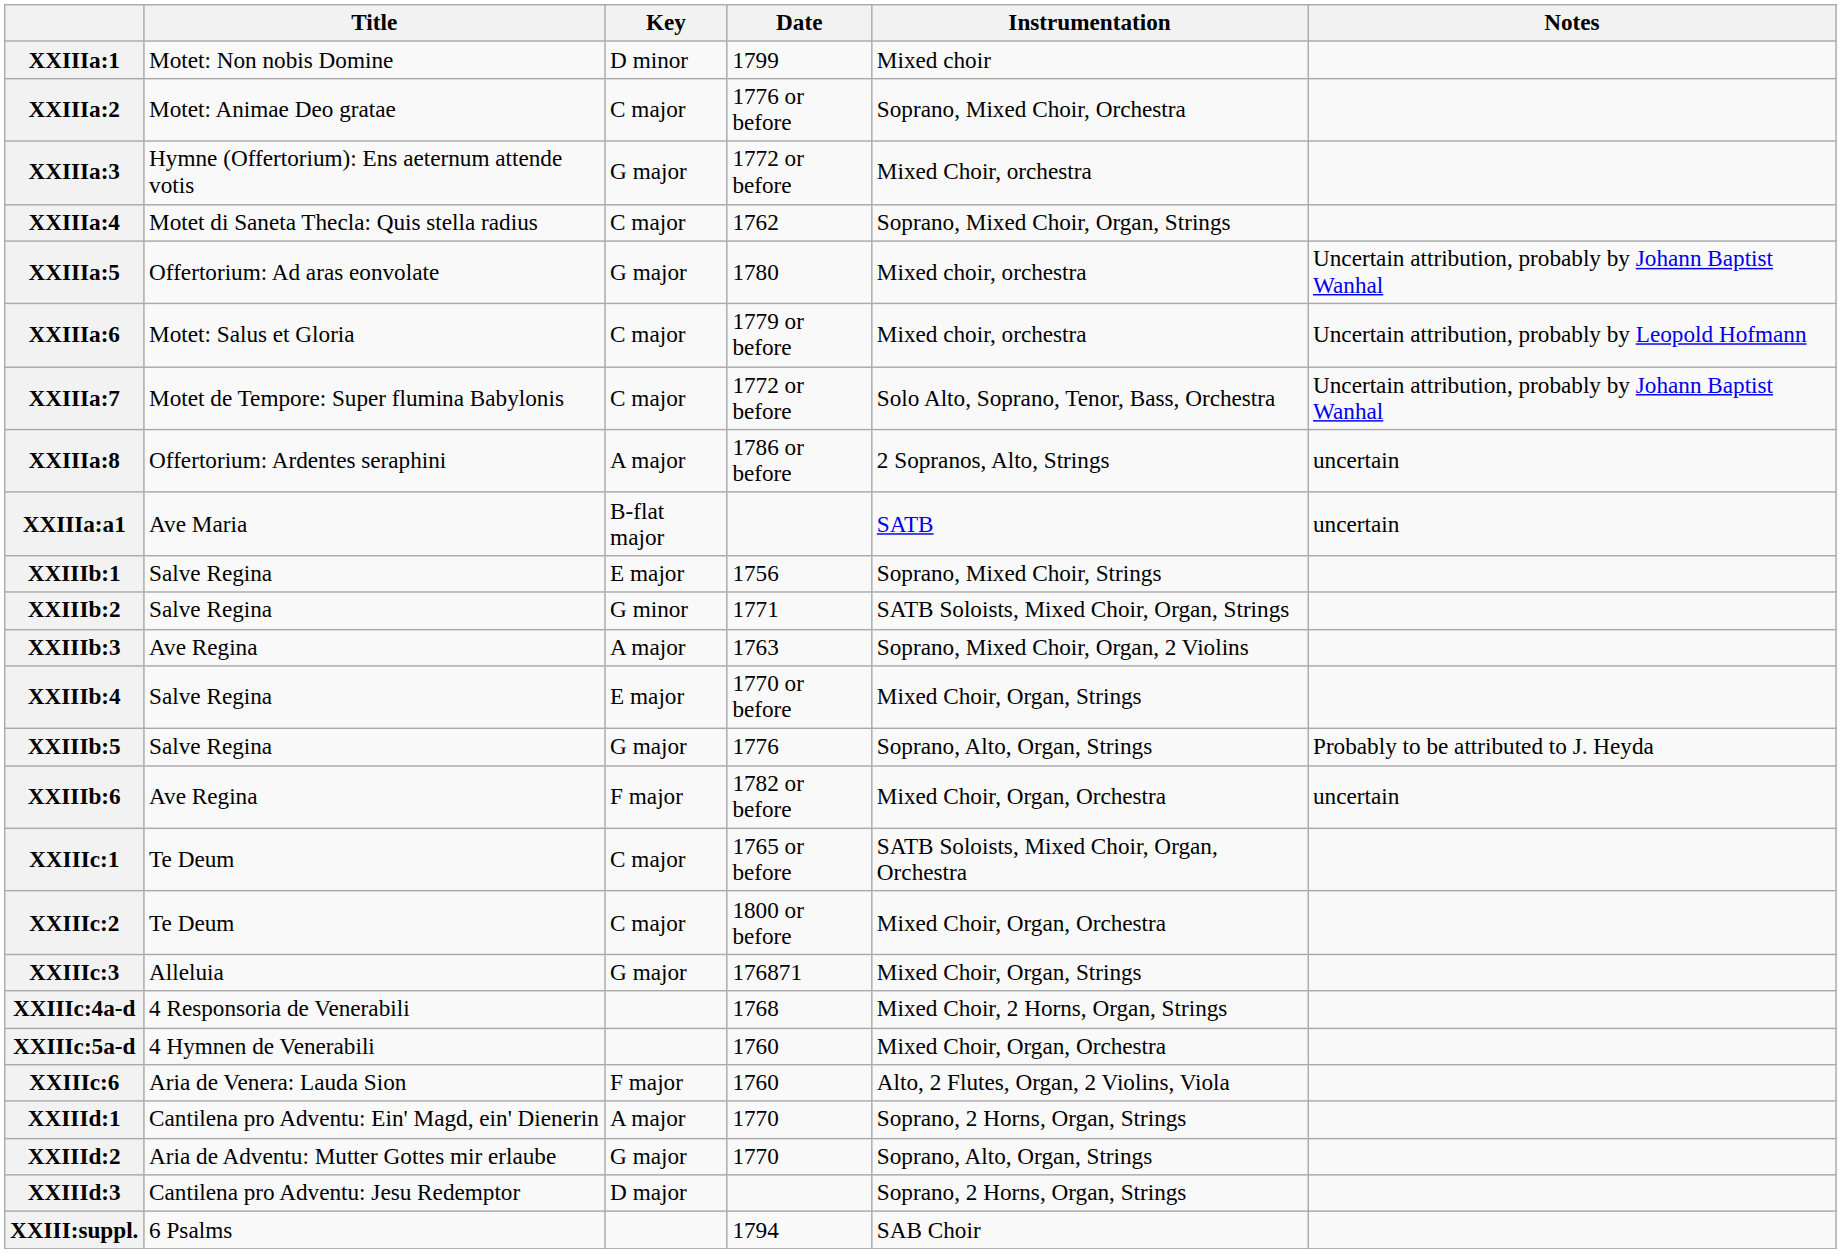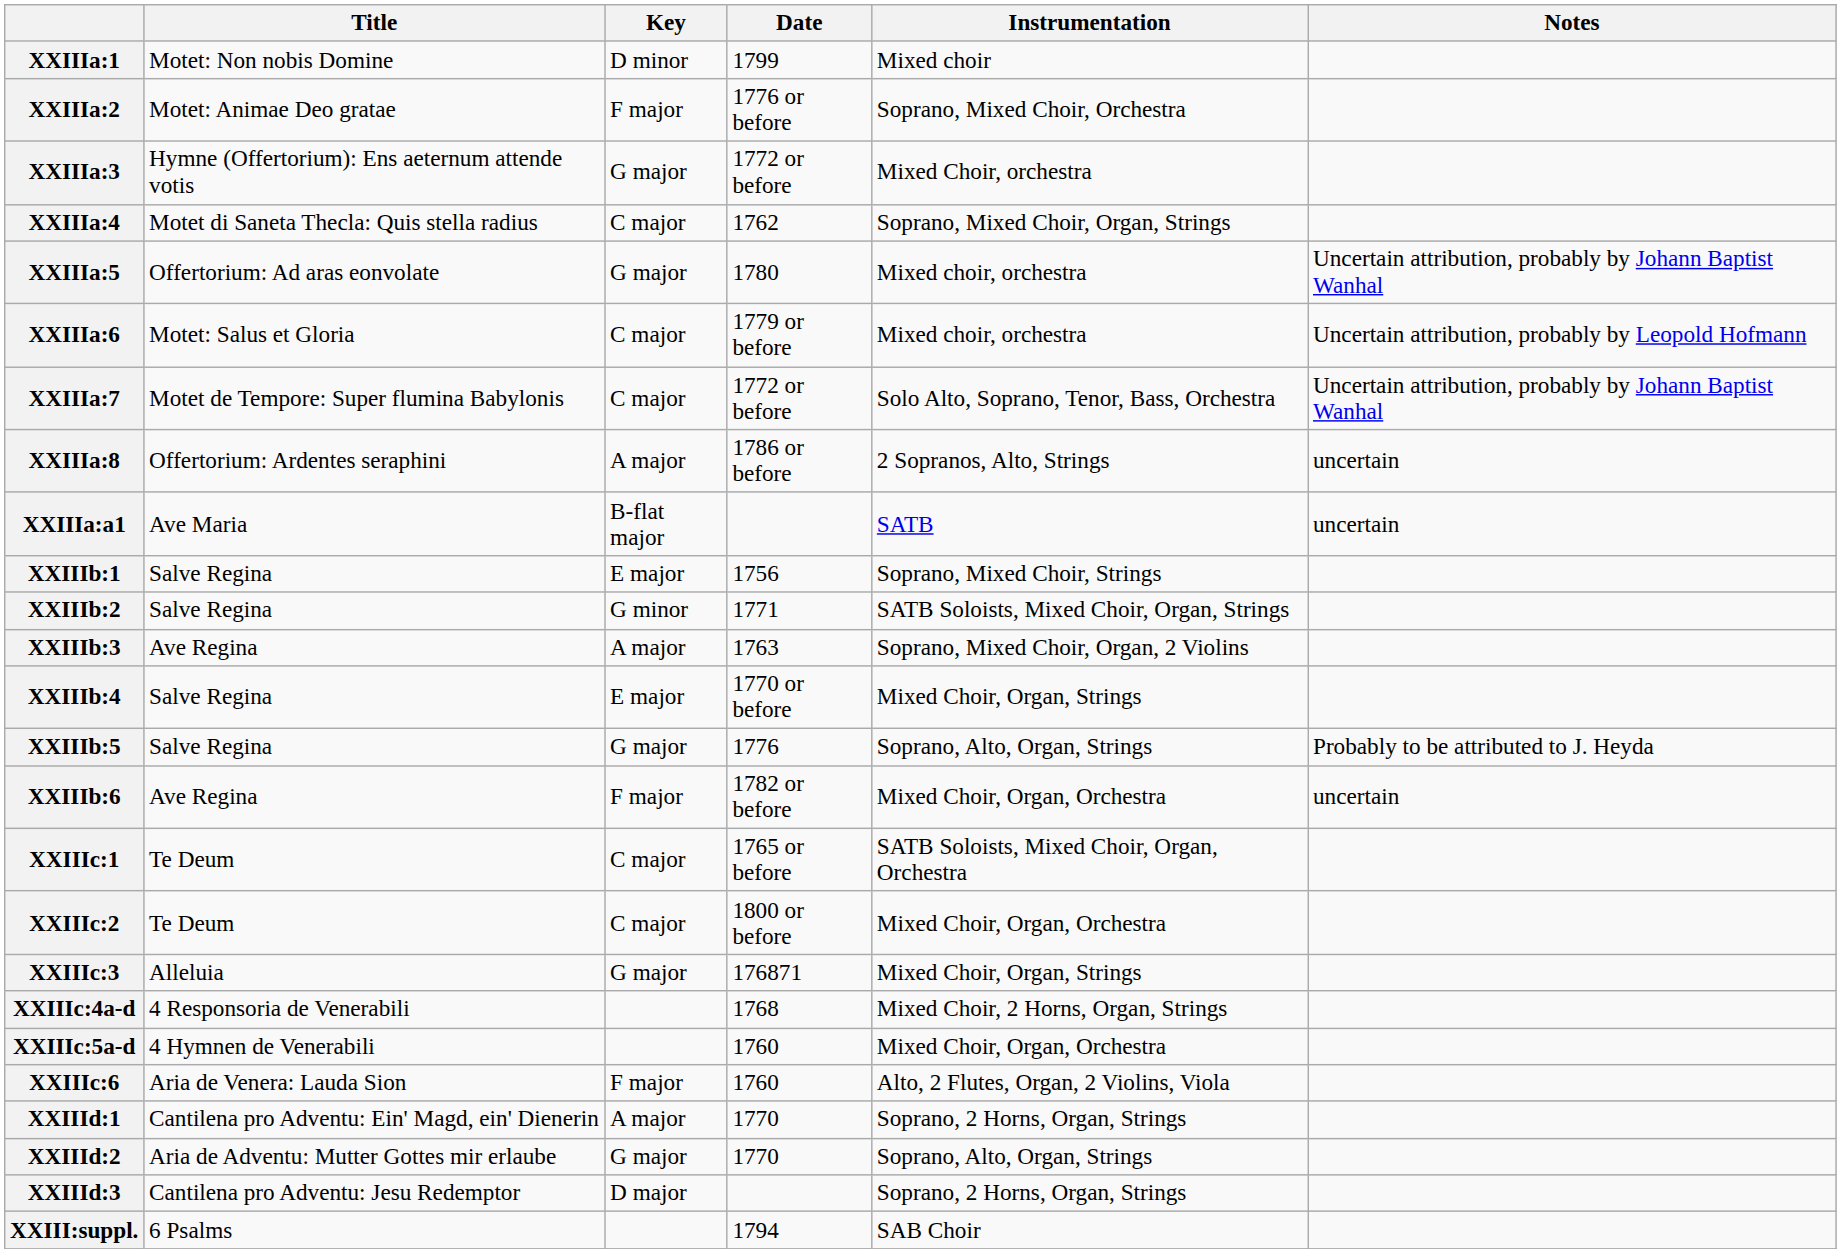(648, 109) C major -> (647, 109) F major
